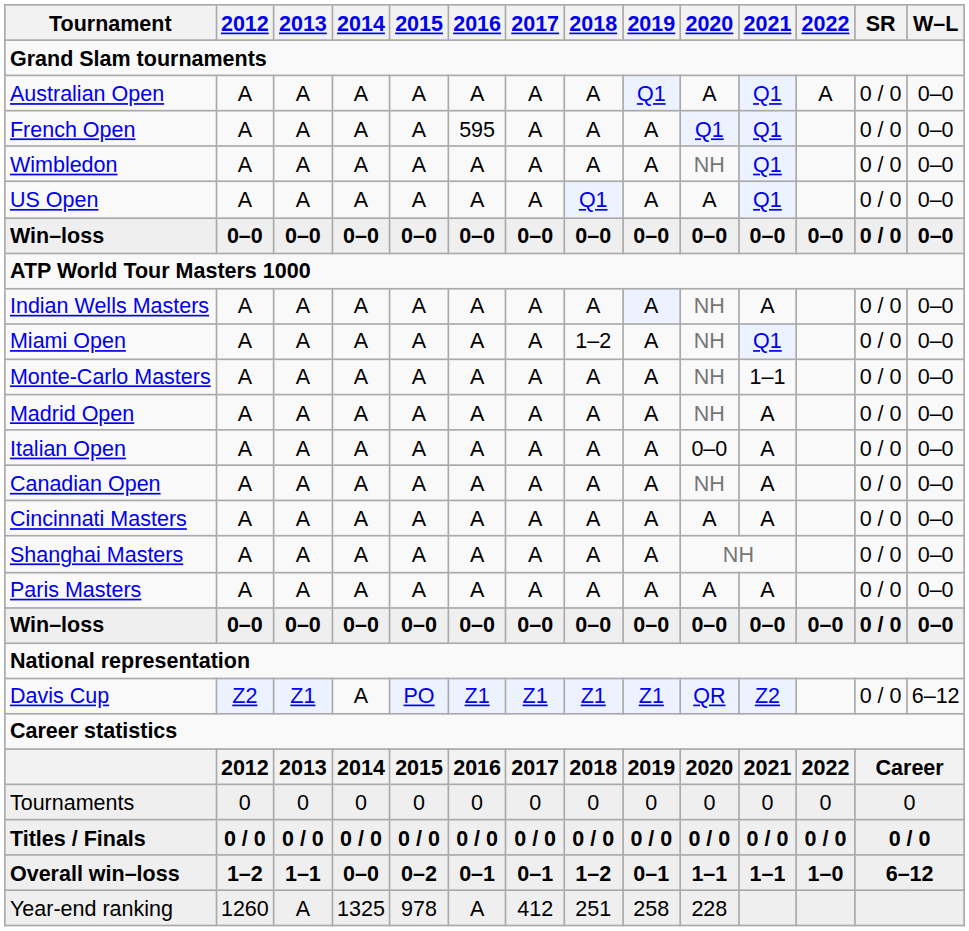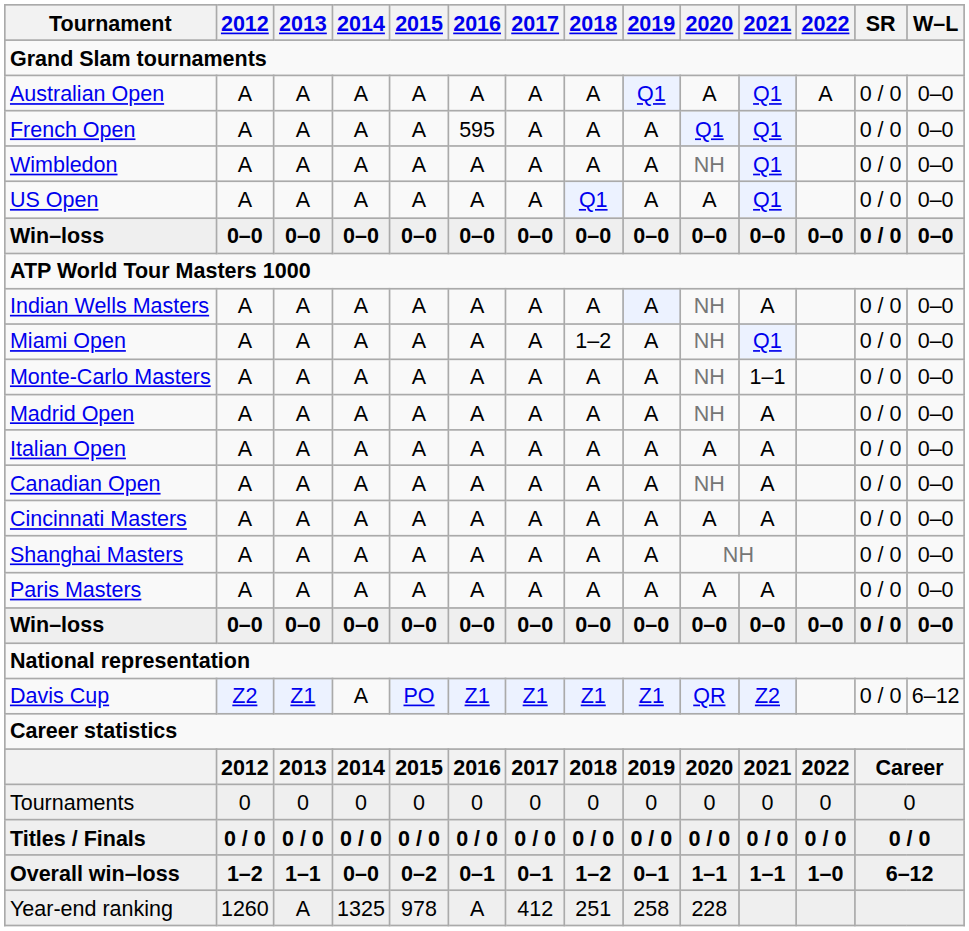(709, 448) 0–0 -> (709, 448) A
